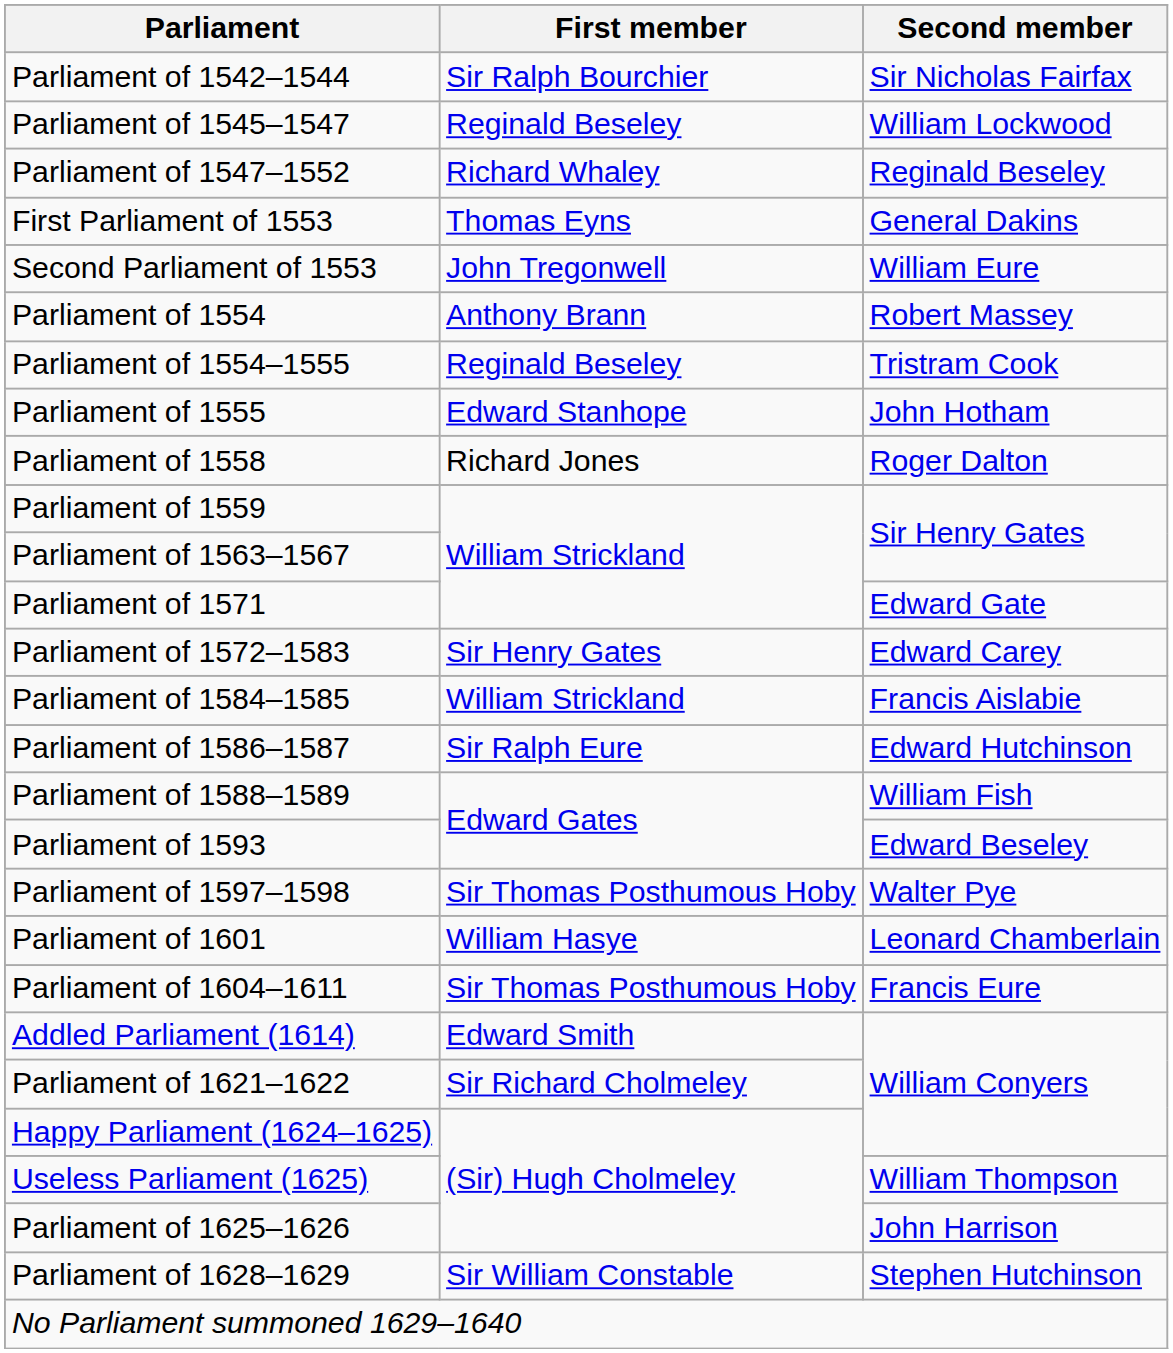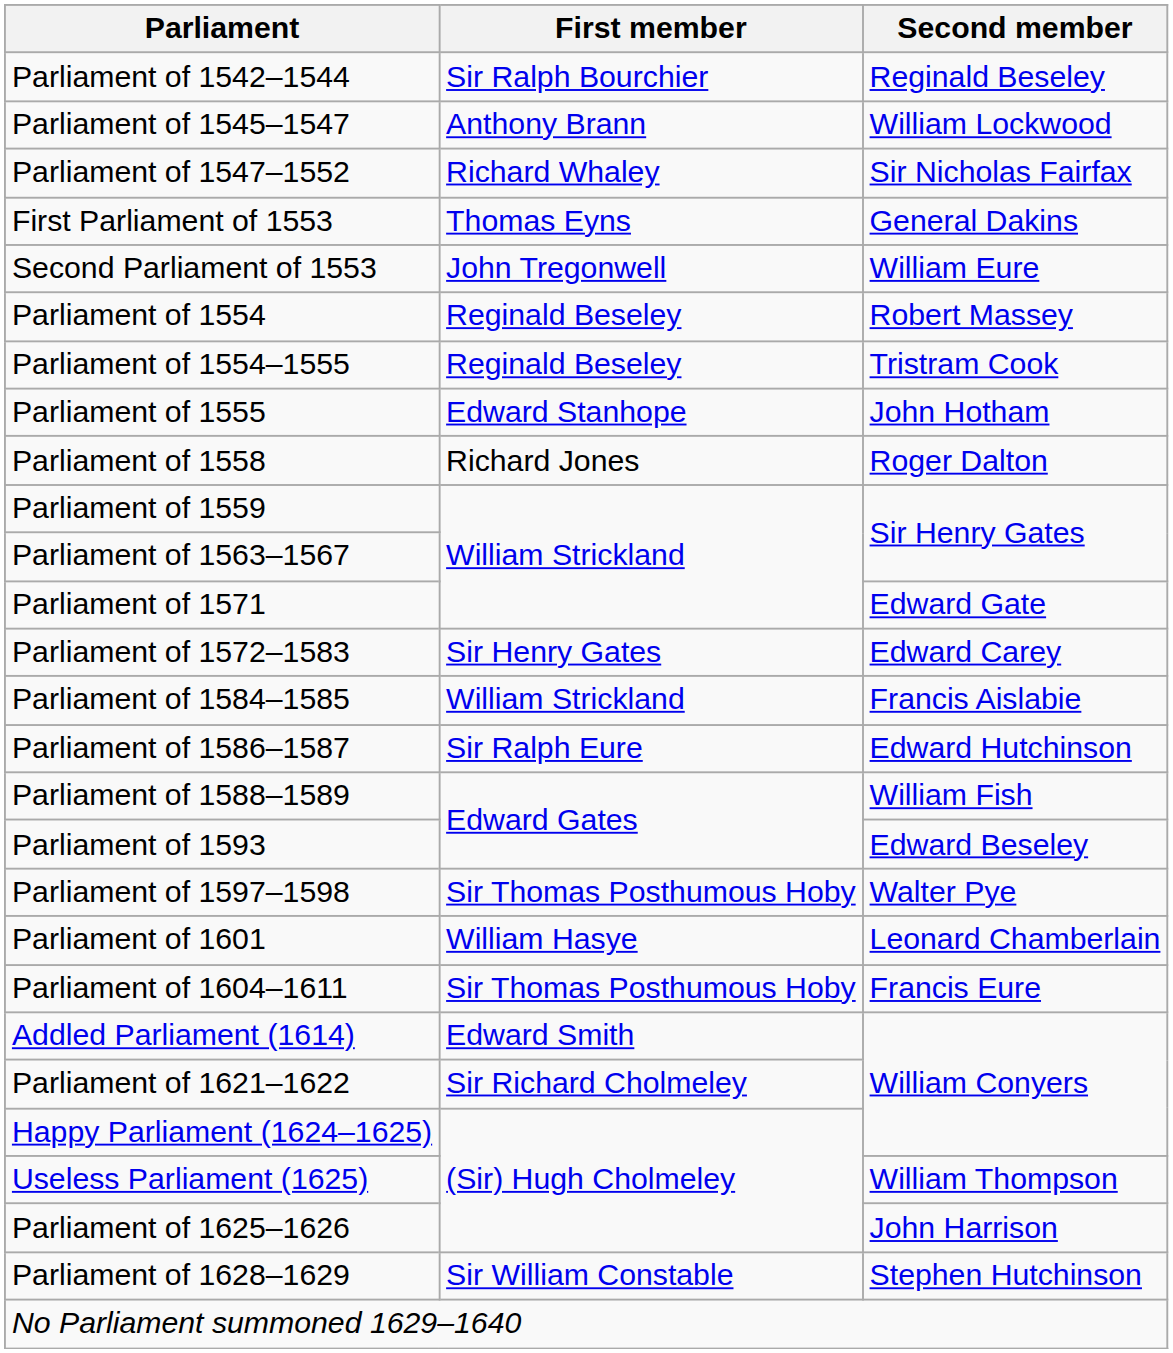(1001, 76) Sir Nicholas Fairfax -> (987, 76) Reginald Beseley
(564, 124) Reginald Beseley -> (546, 124) Anthony Brann
(987, 172) Reginald Beseley -> (1001, 172) Sir Nicholas Fairfax
(546, 316) Anthony Brann -> (564, 316) Reginald Beseley
